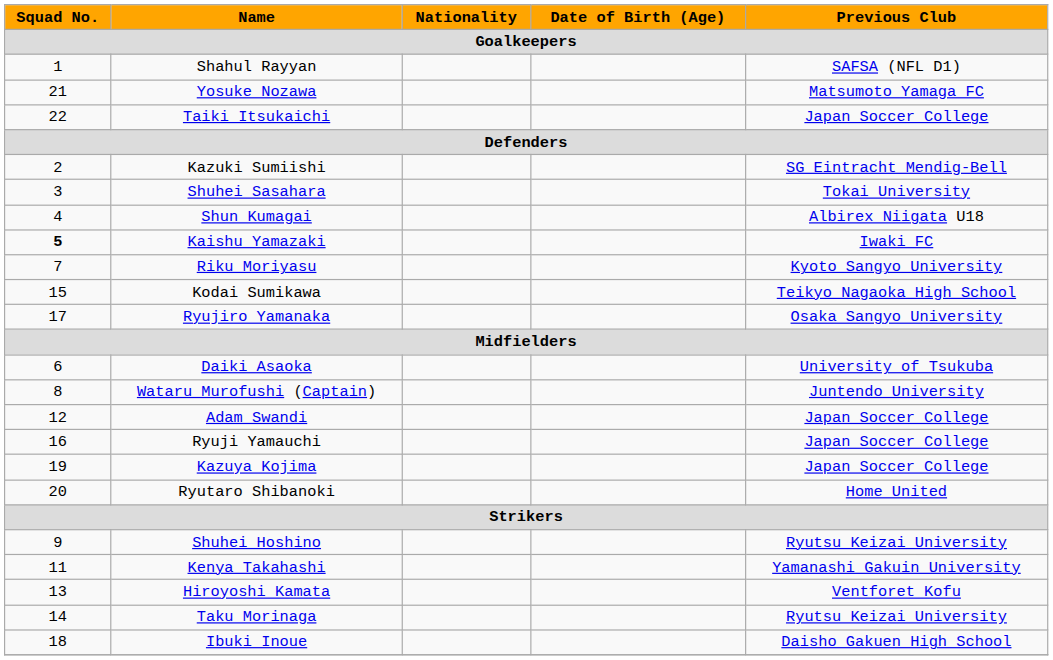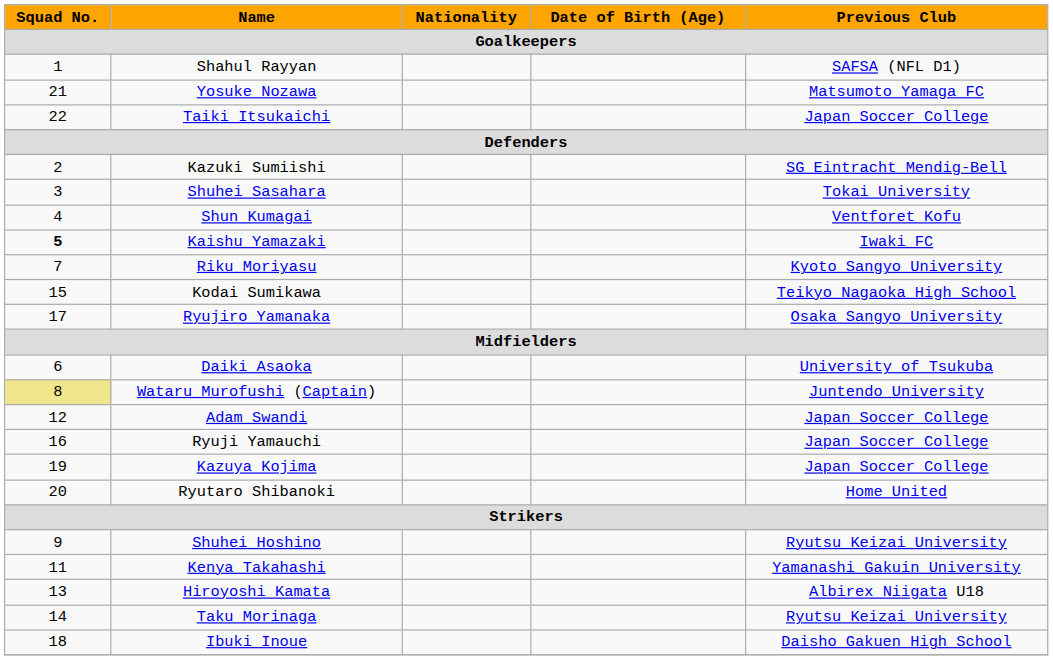(896, 217) Albirex Niigata U18 -> (896, 217) Ventforet Kofu
(58, 392) no background -> (58, 392) khaki background
(896, 592) Ventforet Kofu -> (896, 592) Albirex Niigata U18
